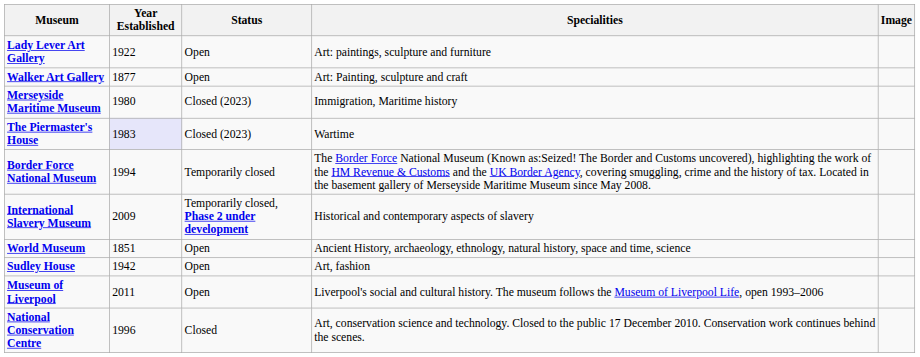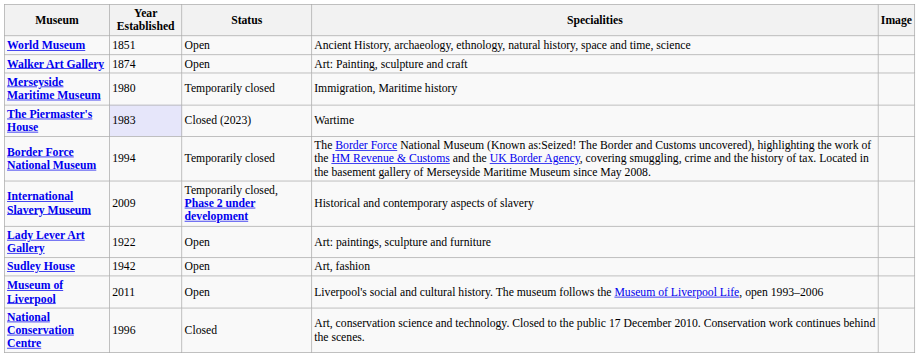rows swapped: (46, 248) <-> (46, 51)
(124, 77) 1877 -> (124, 63) 1874
(218, 102) Closed (2023) -> (230, 89) Temporarily closed
